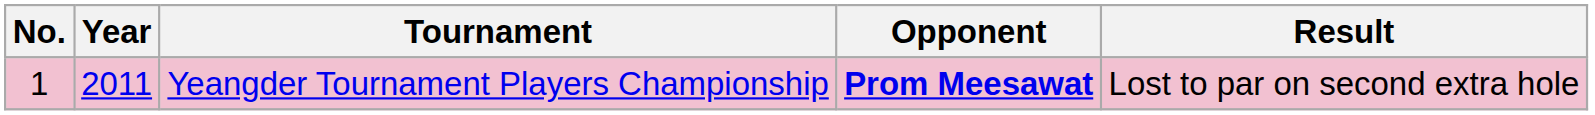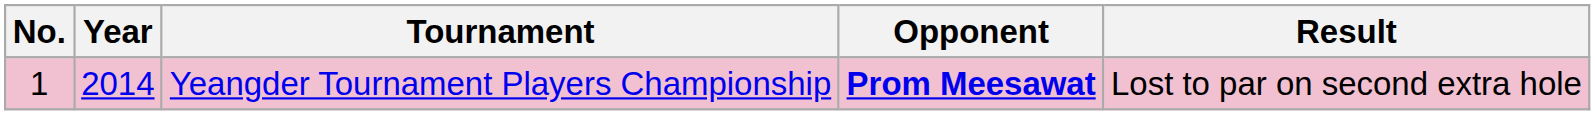(117, 84) 2011 -> (118, 84) 2014
